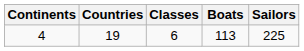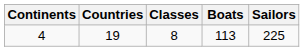(174, 35) 6 -> (174, 35) 8
